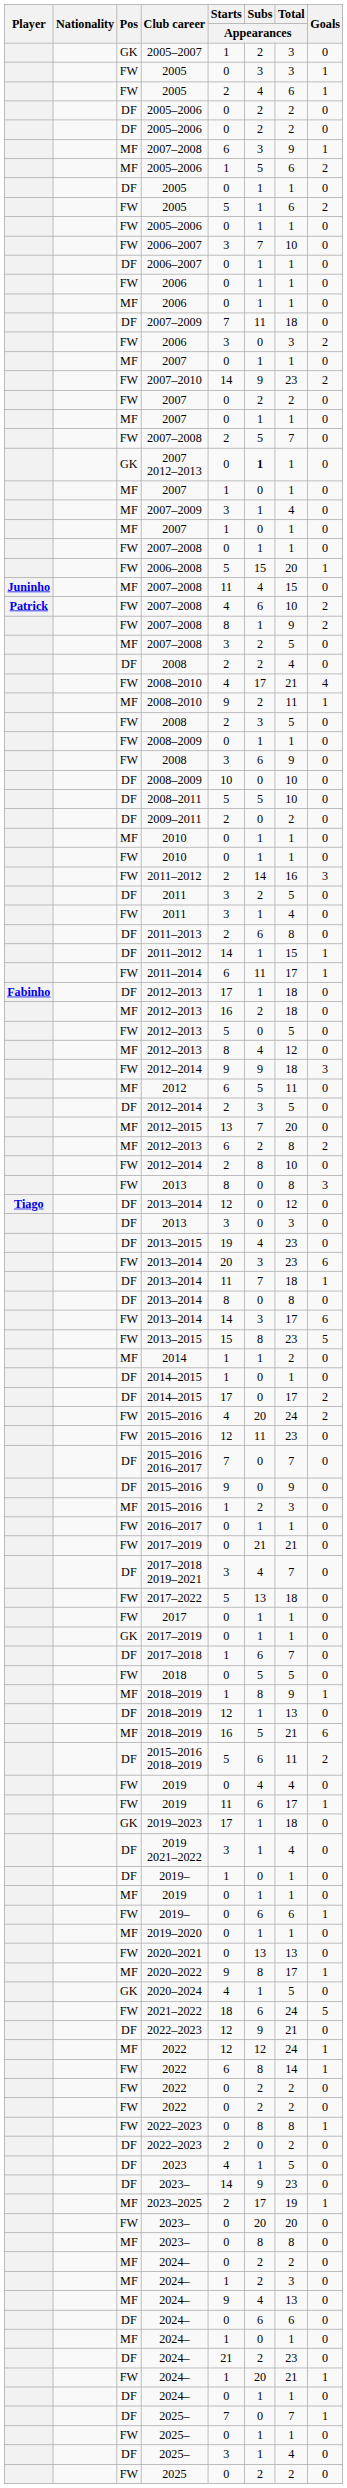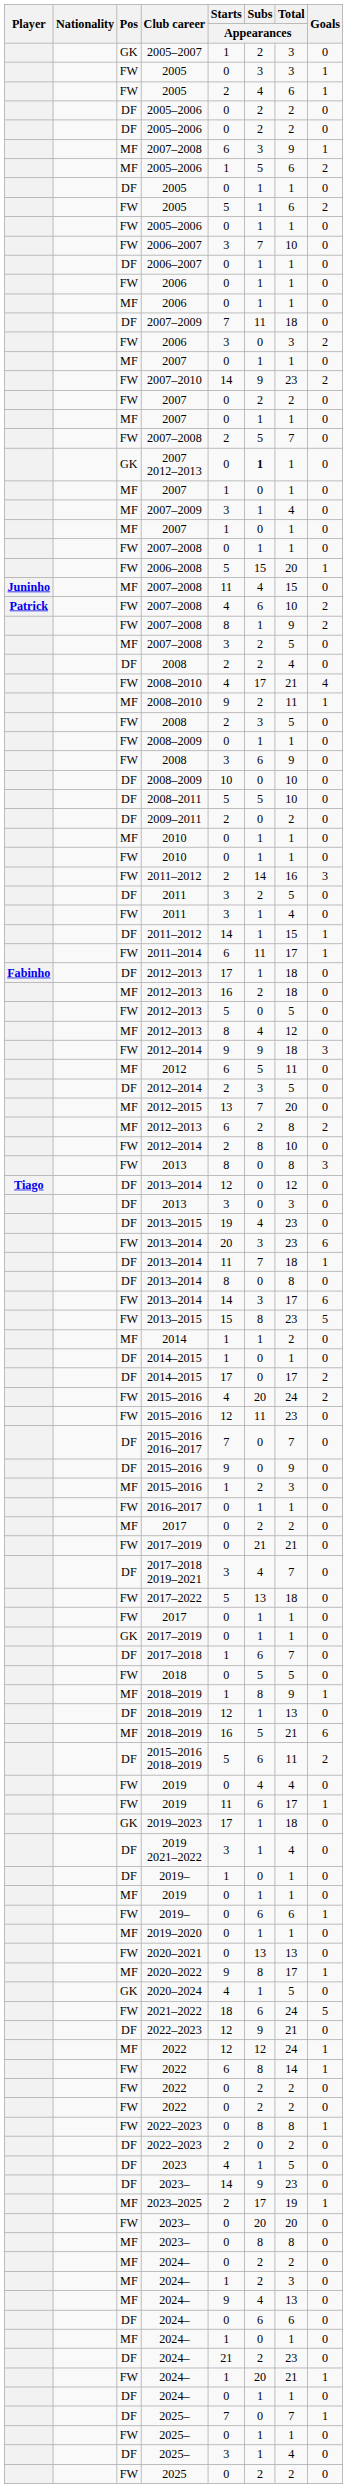- row: (129, 934)
+ row: (129, 1526)
